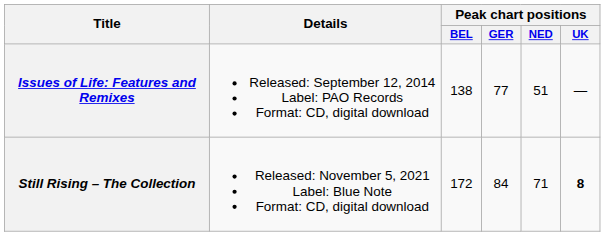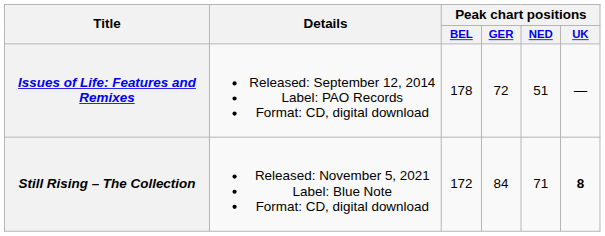(461, 90) 138 -> (461, 90) 178
(501, 90) 77 -> (501, 90) 72
